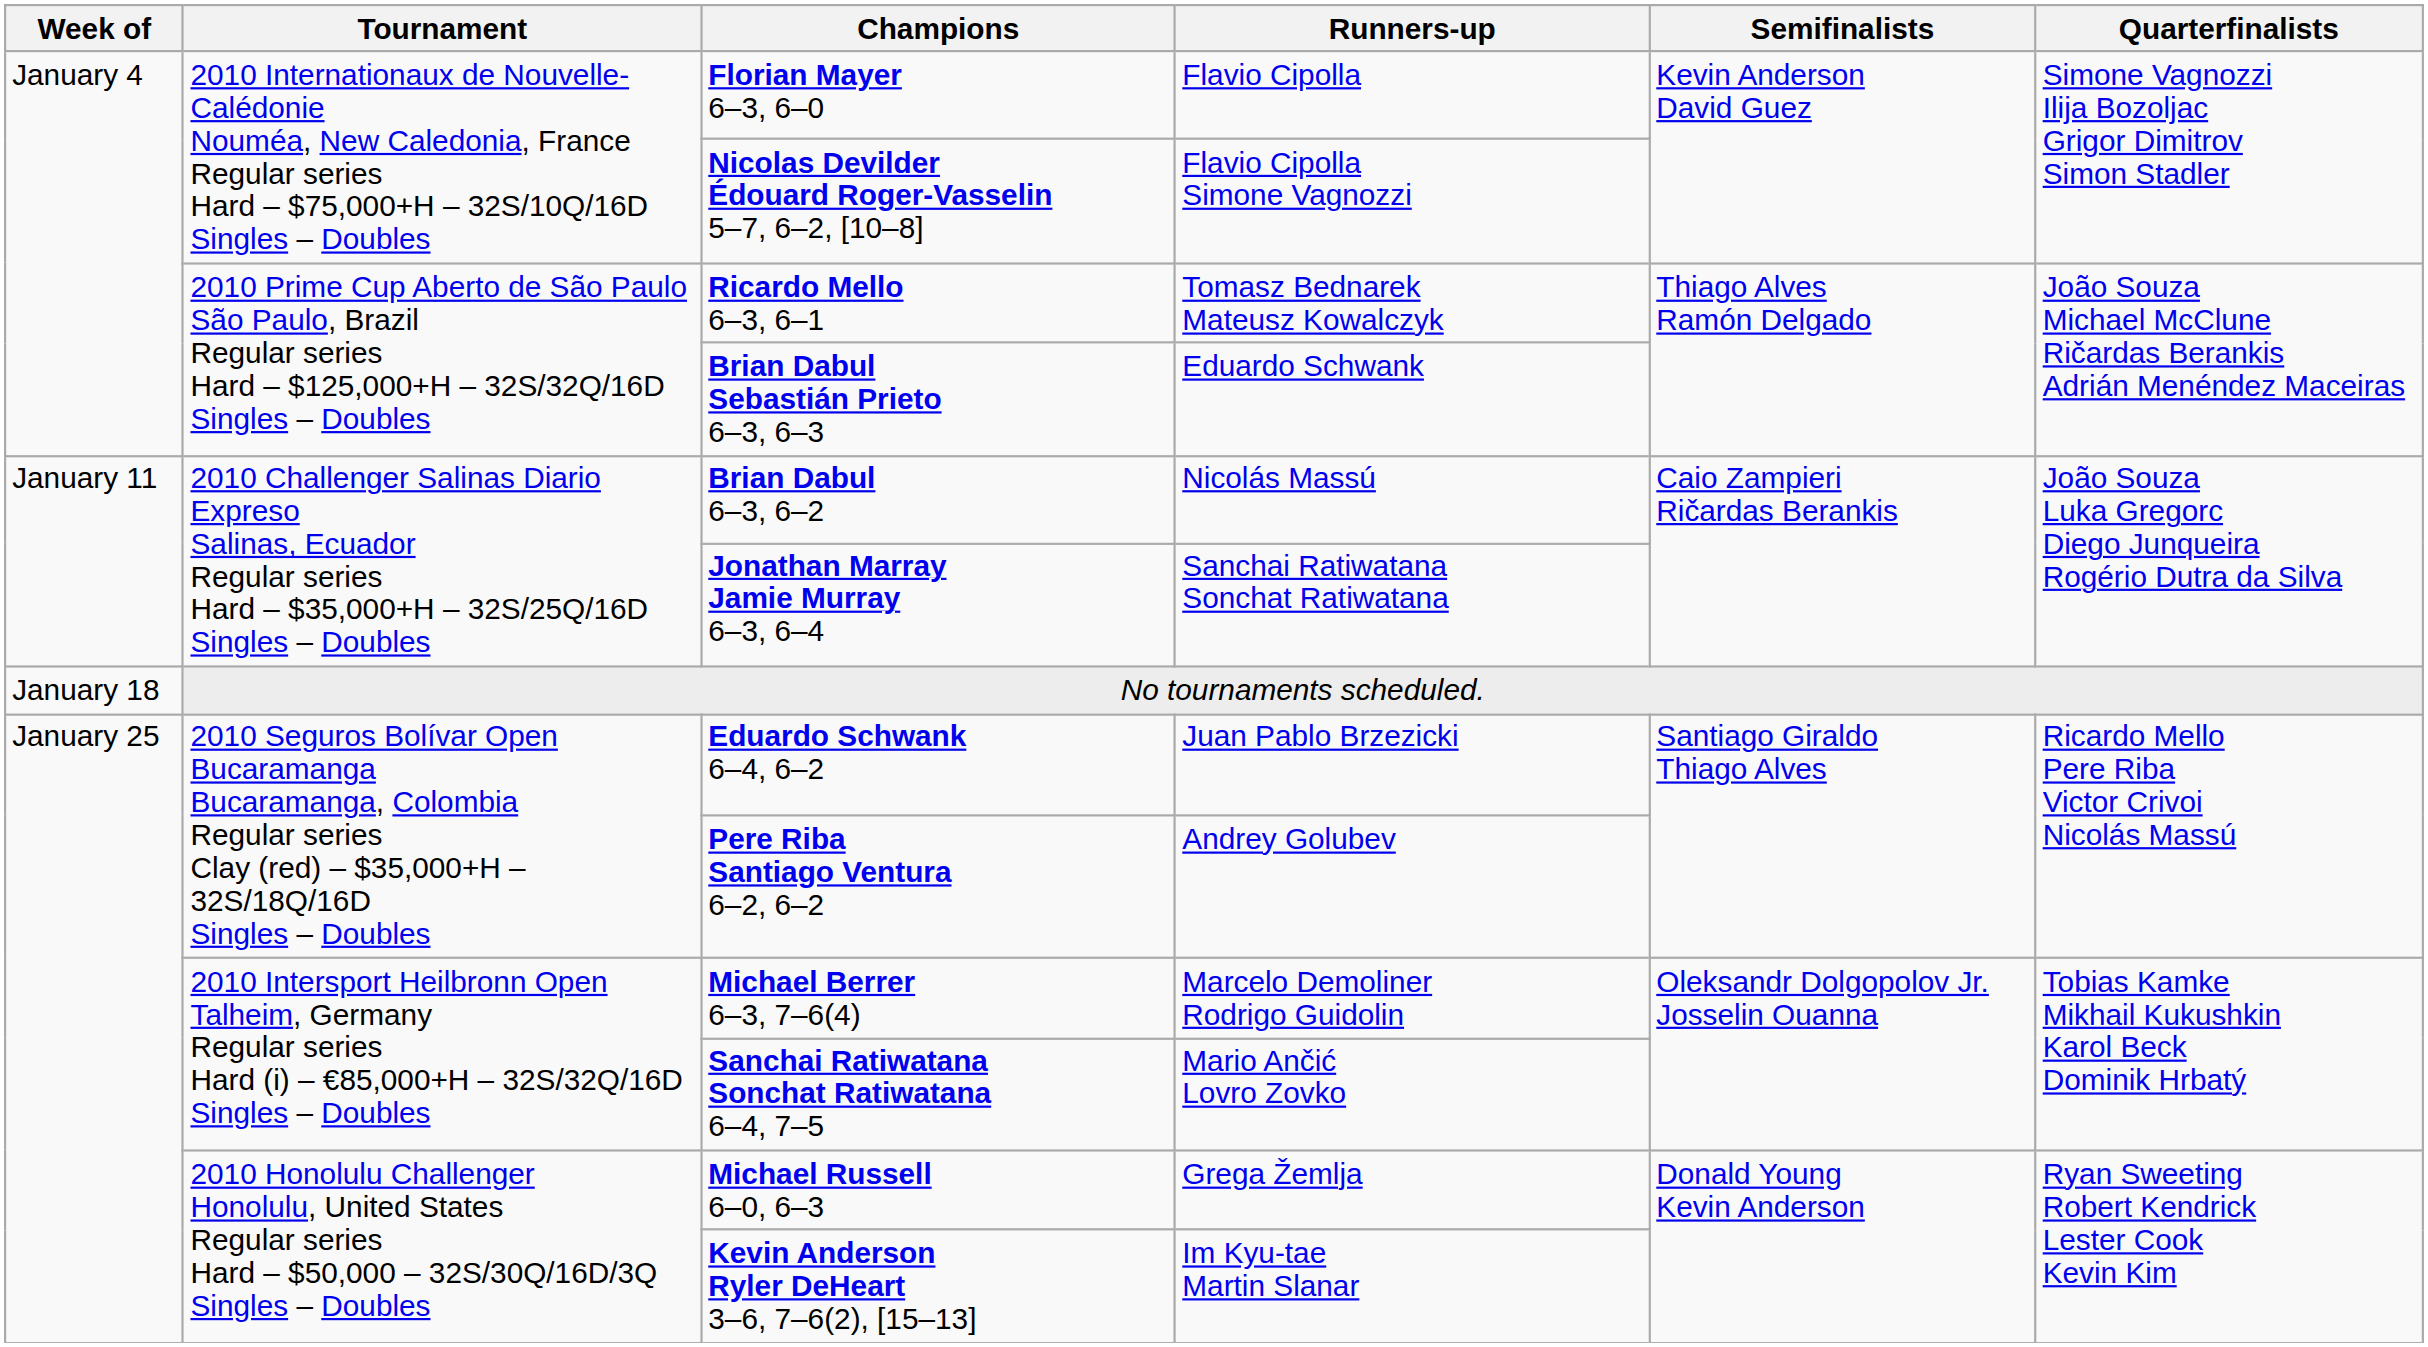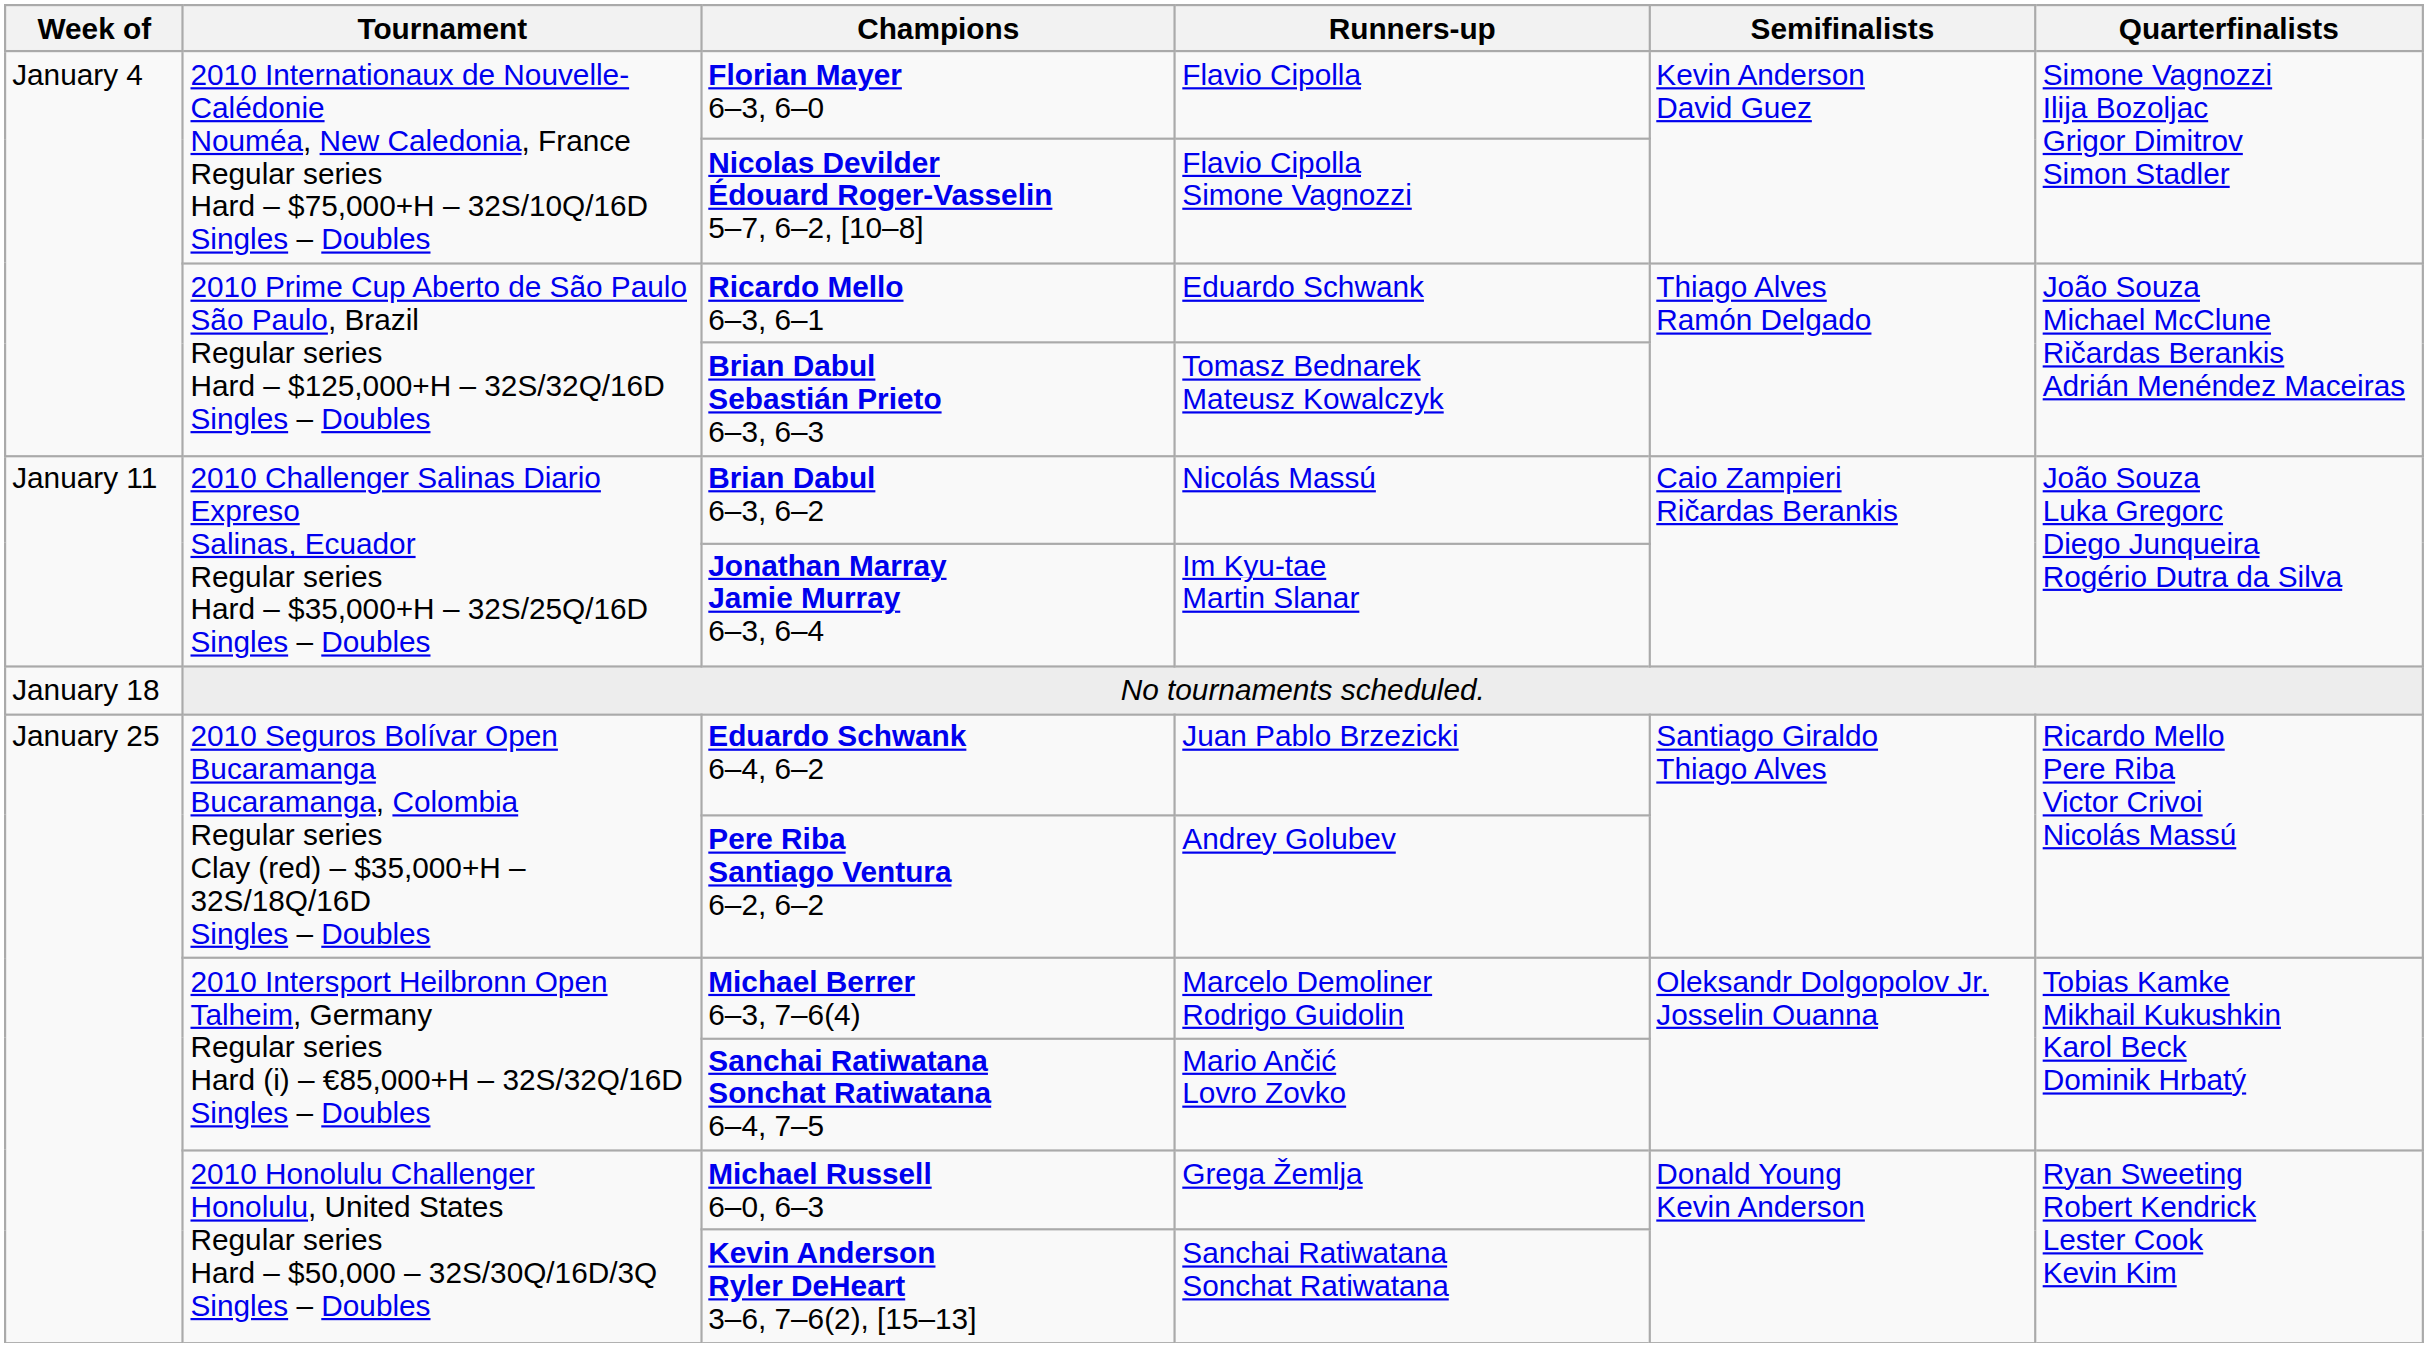(1313, 303) Tomasz Bednarek Mateusz Kowalczyk -> (1303, 286) Eduardo Schwank
(1303, 366) Eduardo Schwank -> (1313, 383) Tomasz Bednarek Mateusz Kowalczyk
(1316, 583) Sanchai Ratiwatana Sonchat Ratiwatana -> (1271, 583) Im Kyu-tae Martin Slanar
(1271, 1270) Im Kyu-tae Martin Slanar -> (1316, 1270) Sanchai Ratiwatana Sonchat Ratiwatana
